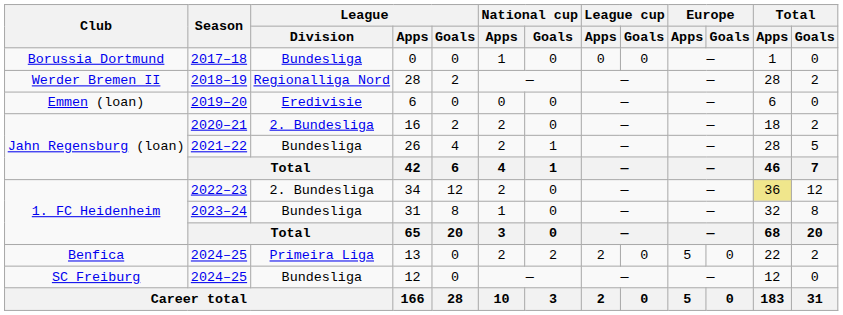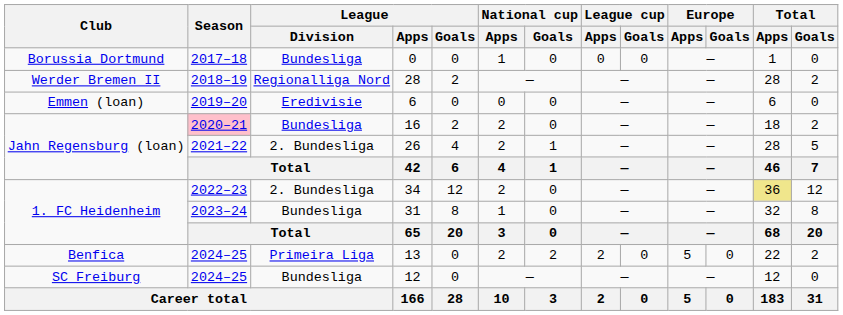(219, 125) no background -> (219, 125) pink background
(322, 125) 2. Bundesliga -> (322, 125) Bundesliga
(322, 146) Bundesliga -> (322, 146) 2. Bundesliga
